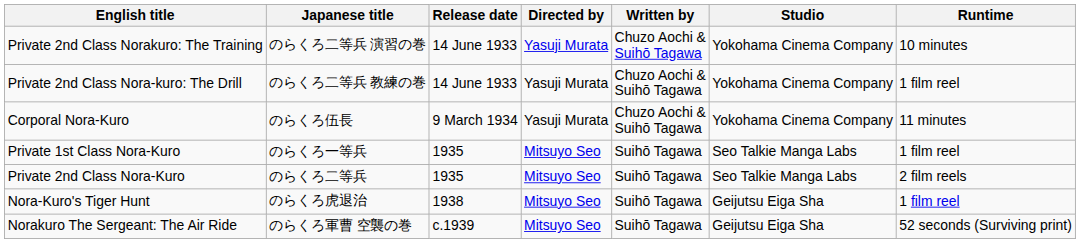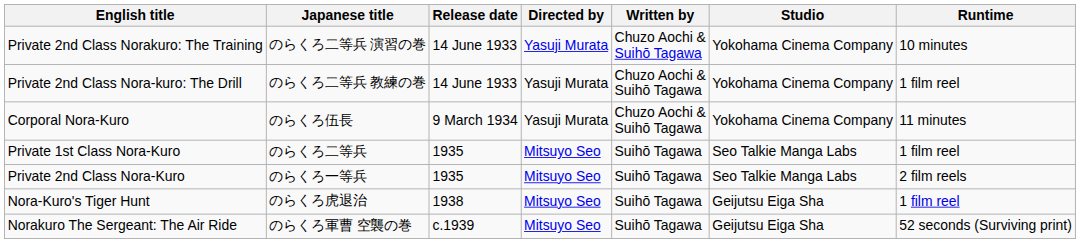(318, 151) のらくろ一等兵 -> (318, 151) のらくろ二等兵
(318, 176) のらくろ二等兵 -> (318, 176) のらくろ一等兵
